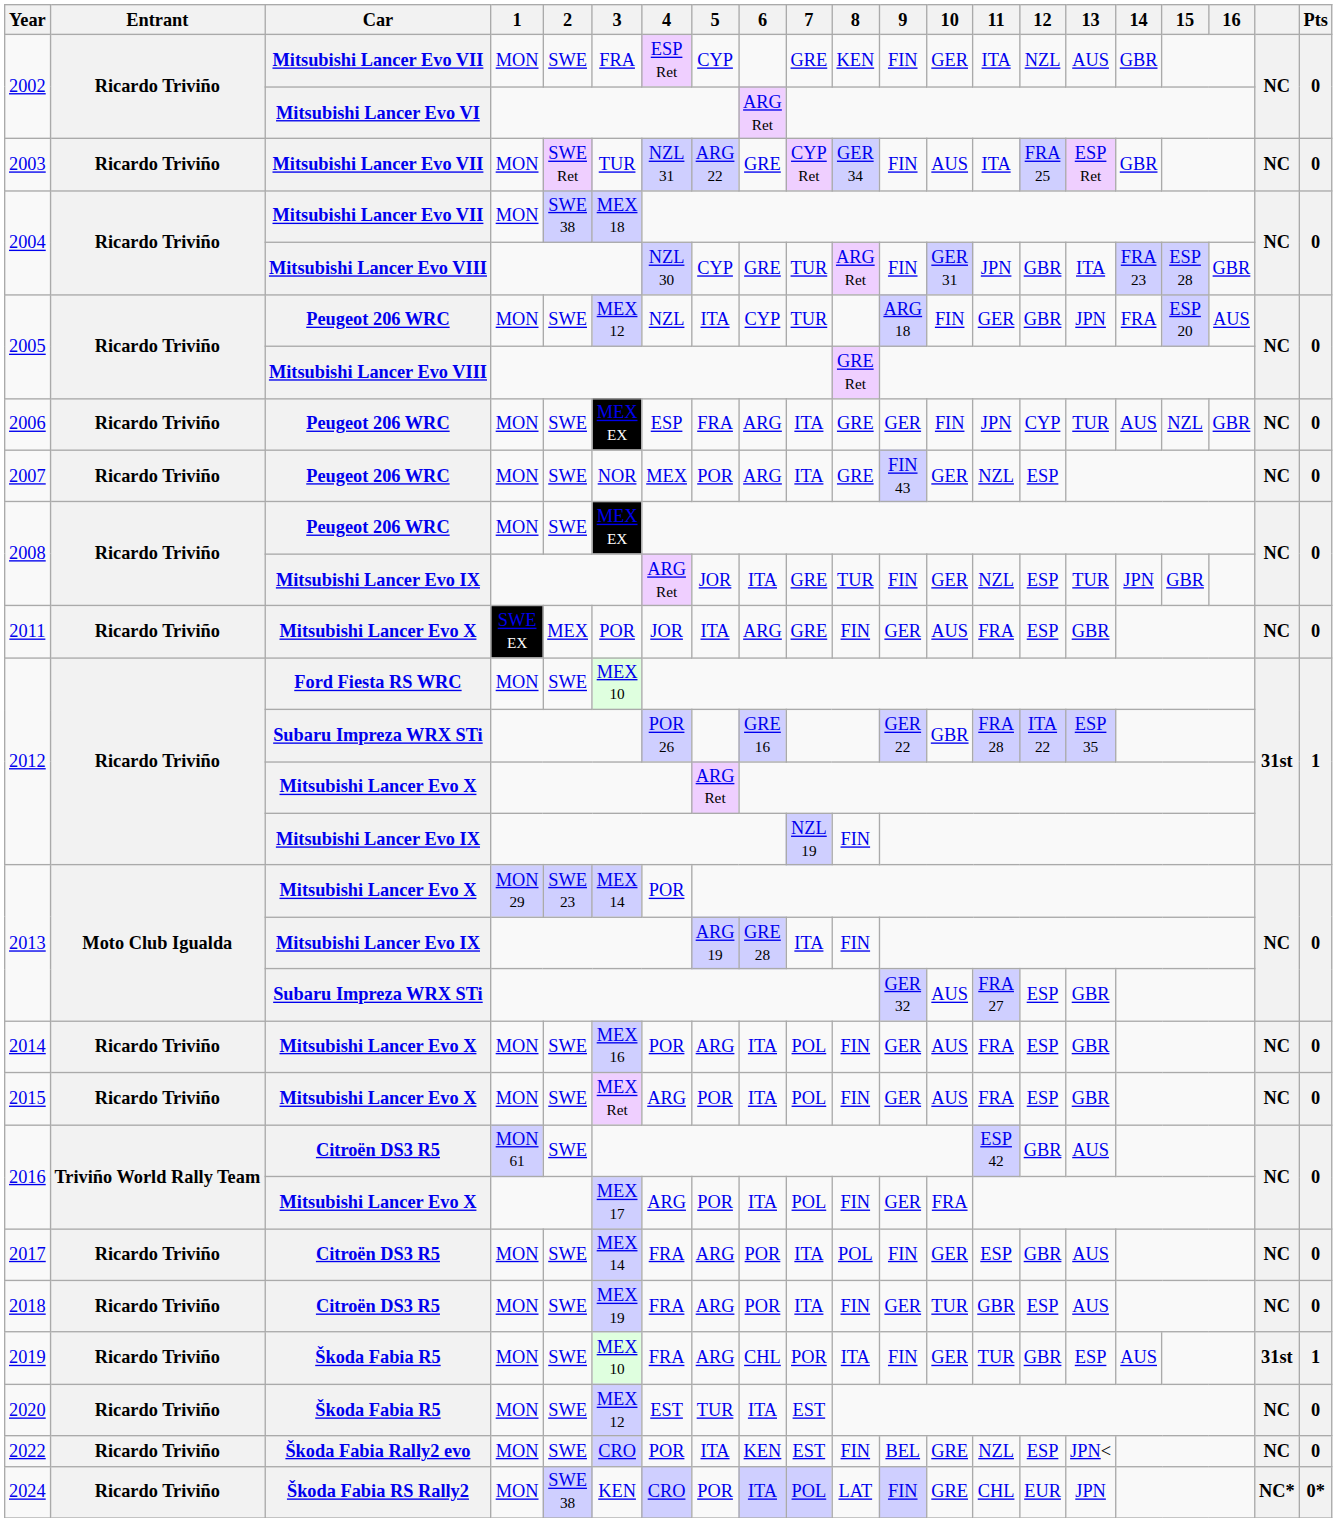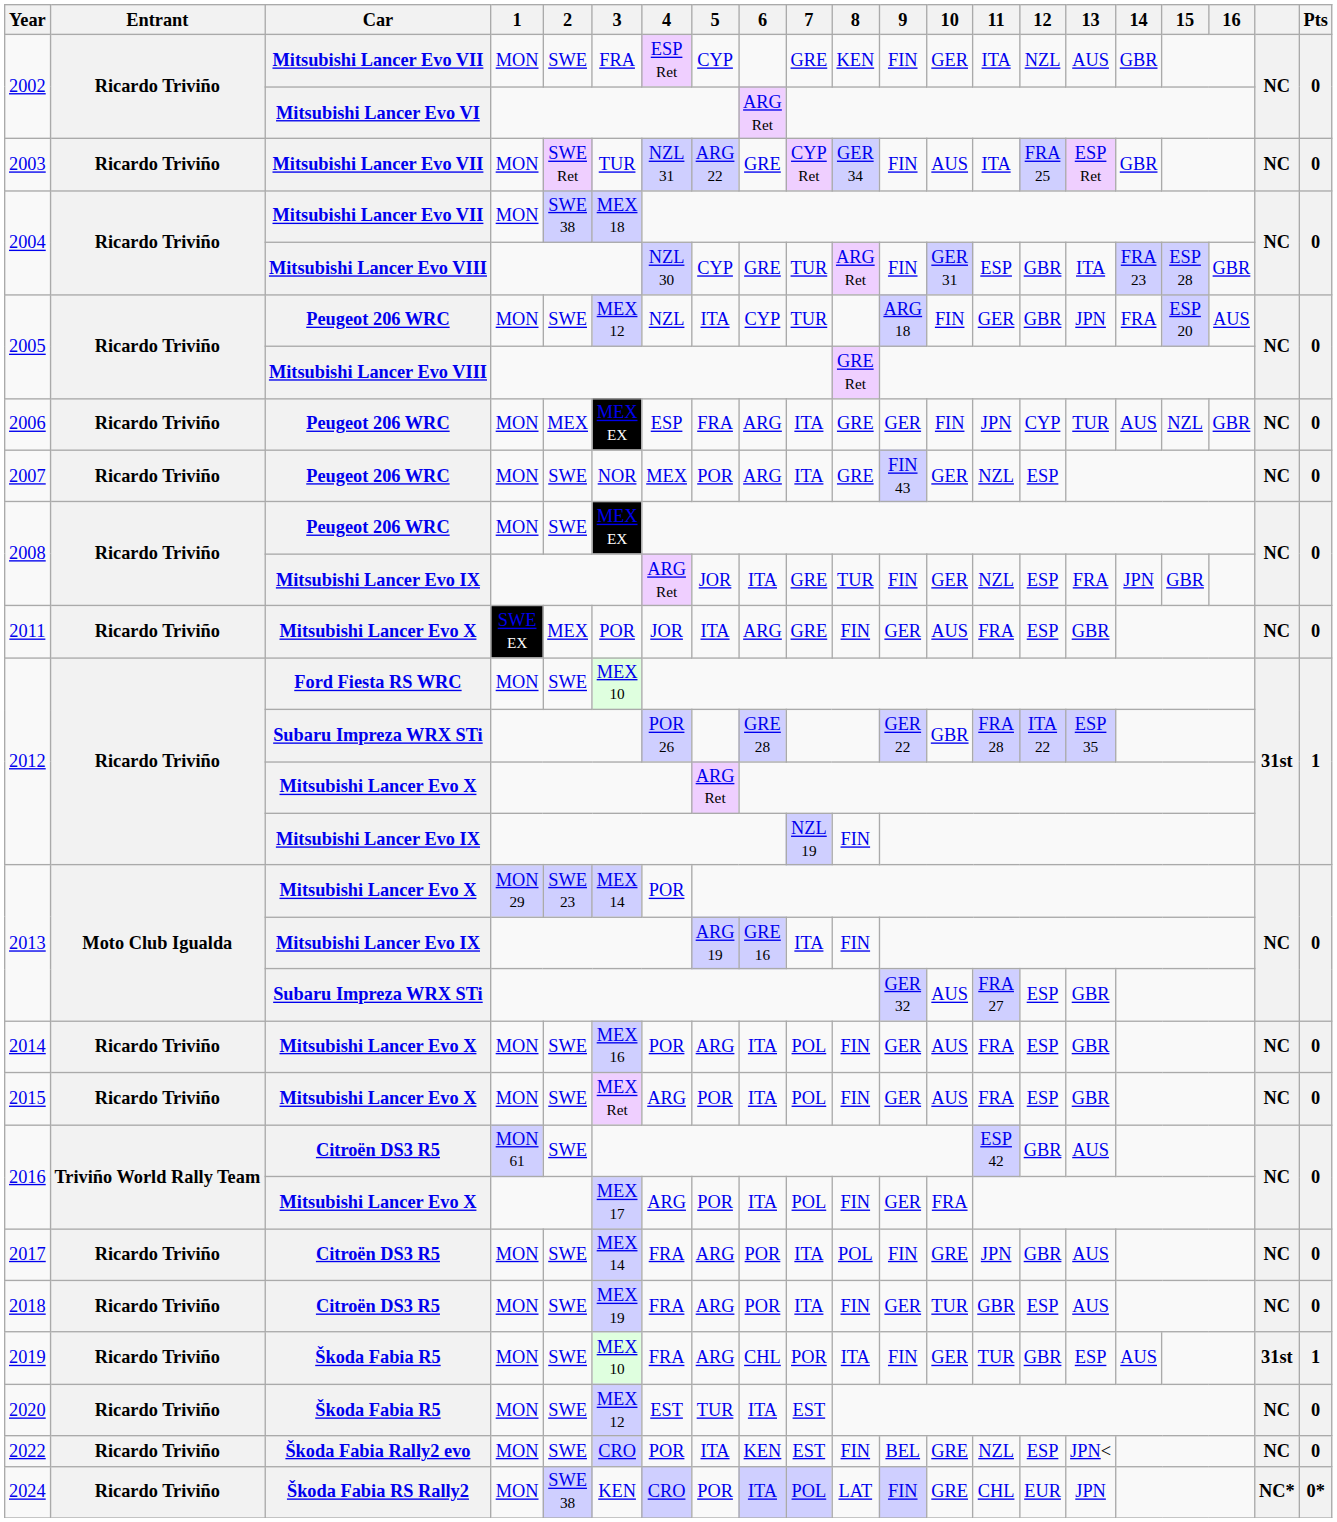(996, 267) JPN -> (996, 267) ESP
(568, 423) SWE -> (568, 423) MEX
(1091, 579) TUR -> (1091, 579) FRA
(762, 734) GRE 16 -> (762, 734) GRE 28
(762, 941) GRE 28 -> (762, 941) GRE 16
(950, 1253) GER -> (950, 1253) GRE
(996, 1253) ESP -> (996, 1253) JPN
